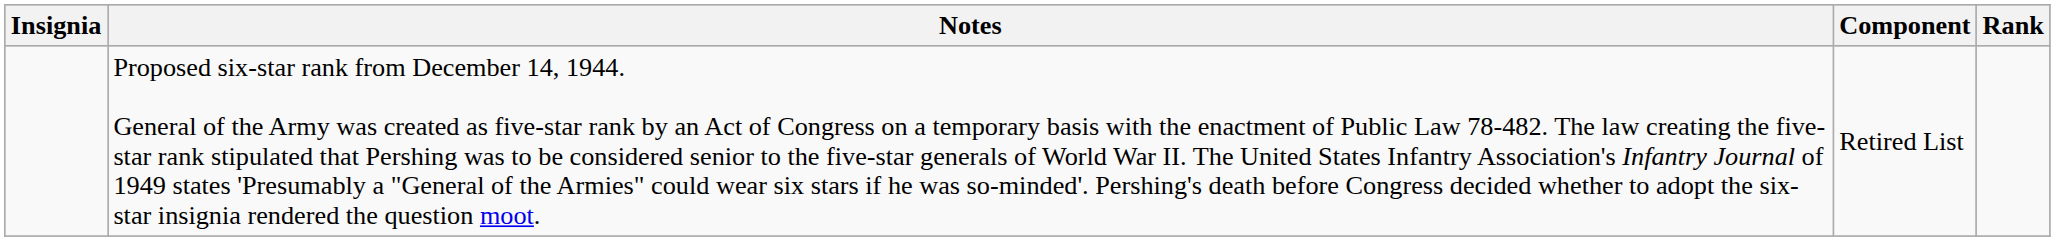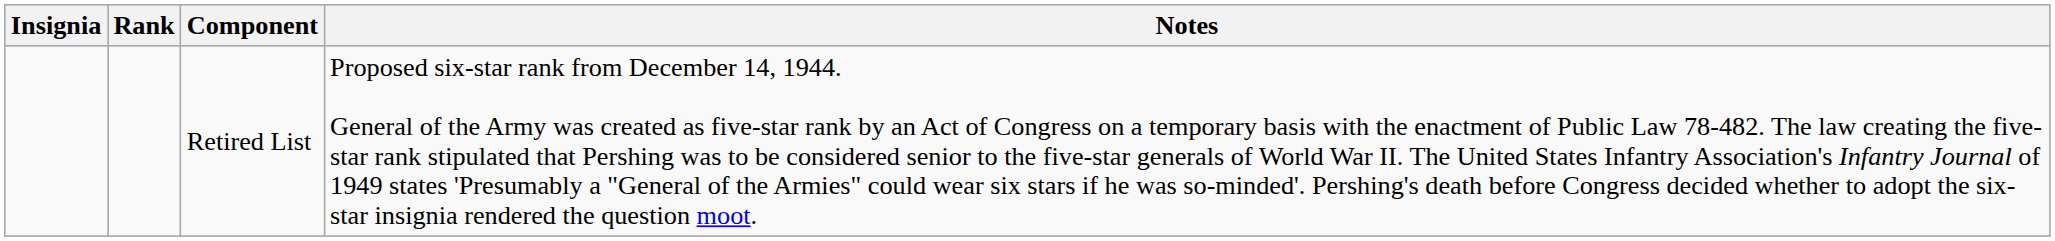columns swapped: (2013, 25) <-> (970, 25)
